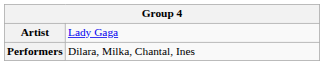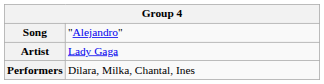+ row: (35, 33)
